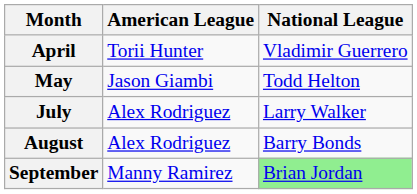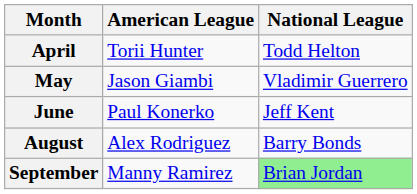(335, 50) Vladimir Guerrero -> (311, 50) Todd Helton
(311, 81) Todd Helton -> (335, 81) Vladimir Guerrero
+ row: (54, 111)
- row: (54, 111)
